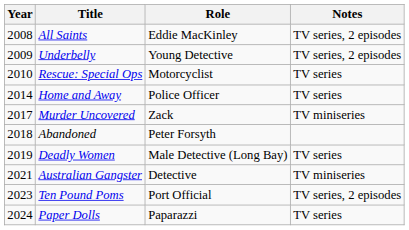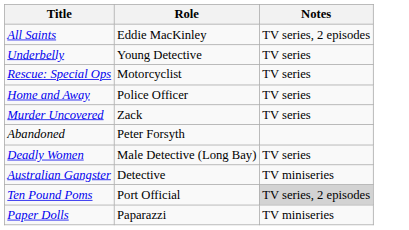- column: (20, 14)
(347, 54) TV series, 2 episodes -> (286, 54) TV series
(329, 114) TV miniseries -> (286, 114) TV series
(347, 194) no background -> (316, 194) lightgrey background
(318, 214) TV series -> (298, 214) TV miniseries
